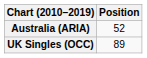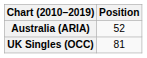(119, 45) 89 -> (119, 45) 81
